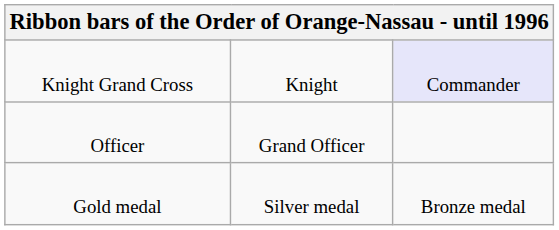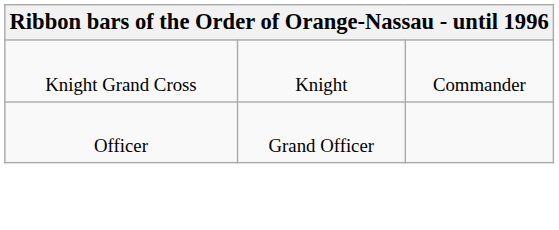(473, 84) lavender background -> (479, 84) no background
- row: (117, 207)
